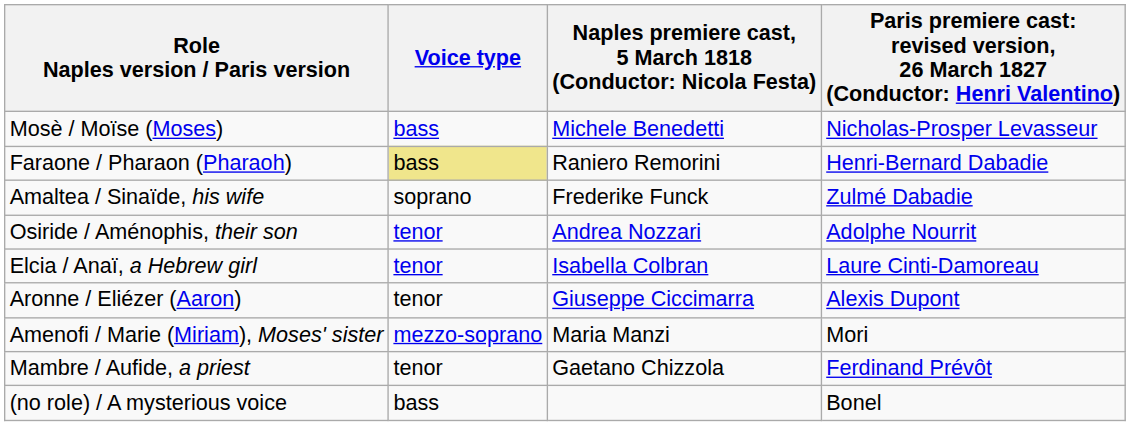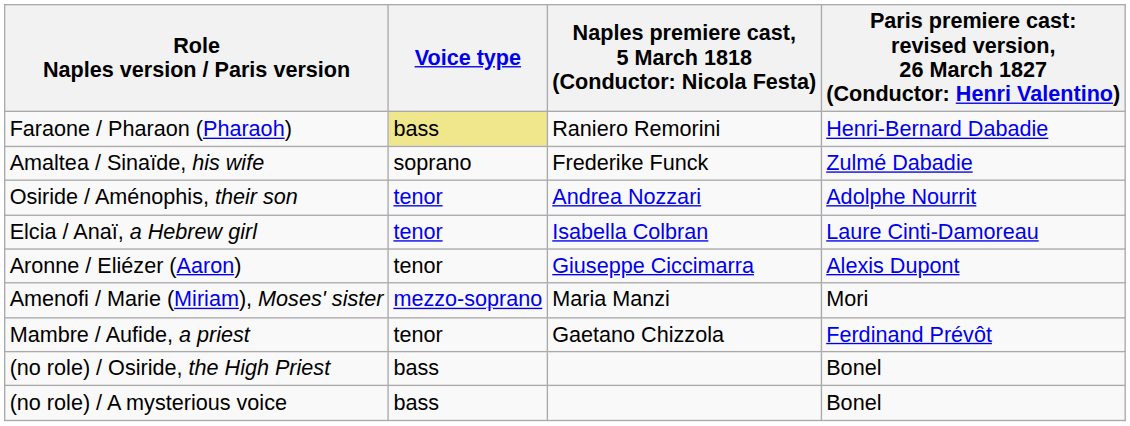- row: (116, 128)
+ row: (170, 368)
